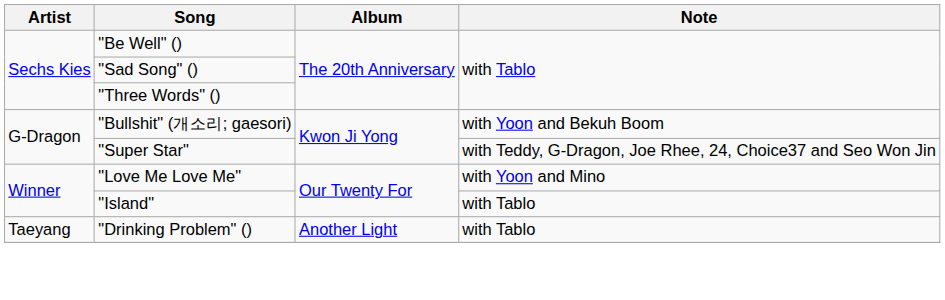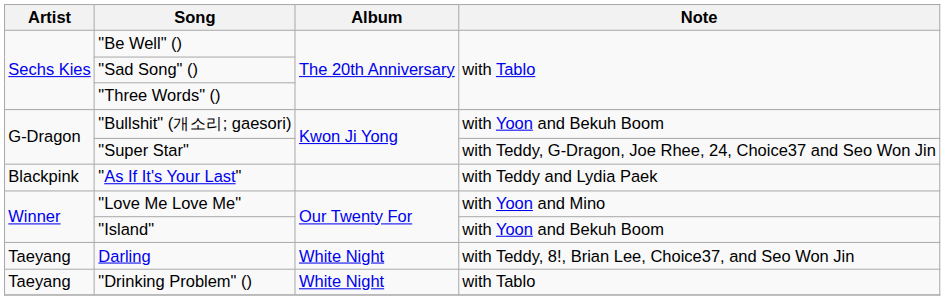+ row: (170, 177)
(499, 203) with Tablo -> (563, 229) with Yoon and Bekuh Boom
+ row: (124, 255)
(348, 229) Another Light -> (342, 282) White Night
